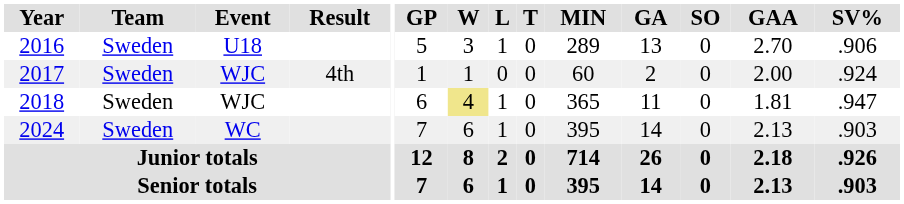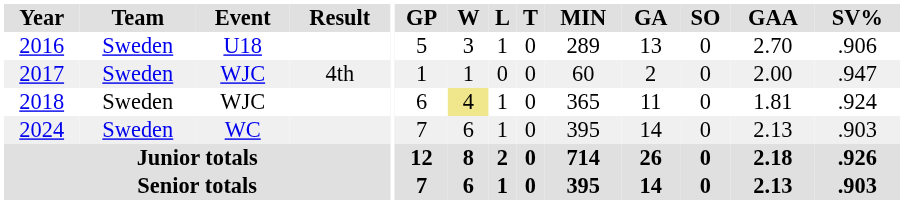(857, 73) .924 -> (857, 73) .947
(857, 101) .947 -> (857, 101) .924
